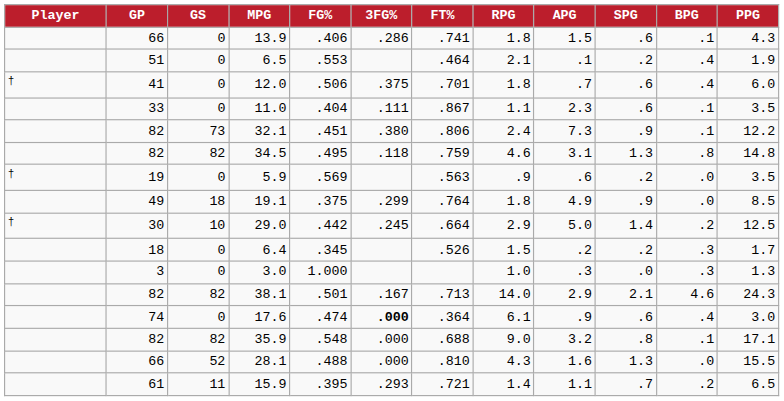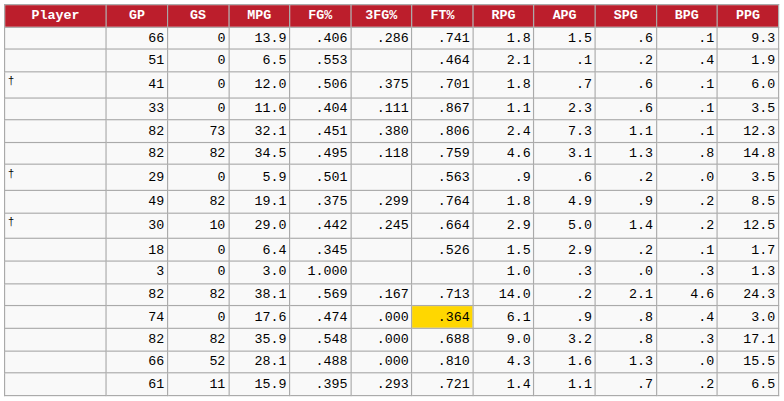(763, 38) 4.3 -> (763, 38) 9.3
(706, 84) .4 -> (706, 84) .1
(645, 131) .9 -> (641, 131) 1.1
(759, 131) 12.2 -> (759, 131) 12.3
(156, 177) 19 -> (156, 177) 29
(332, 177) .569 -> (332, 177) .501
(217, 201) 18 -> (217, 201) 82
(706, 201) .0 -> (706, 201) .2
(584, 249) .2 -> (580, 249) 2.9
(706, 249) .3 -> (706, 249) .1
(332, 294) .501 -> (332, 294) .569
(580, 294) 2.9 -> (584, 294) .2
(393, 317) bold -> (393, 317) normal
(454, 317) no background -> (454, 317) gold background
(645, 317) .6 -> (645, 317) .8
(706, 339) .1 -> (706, 339) .3
